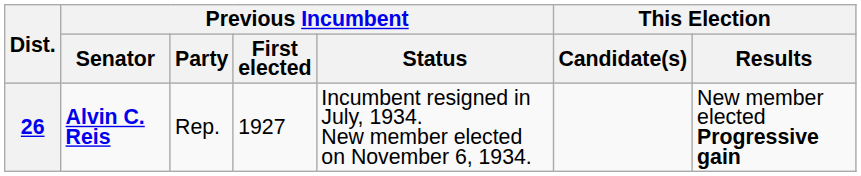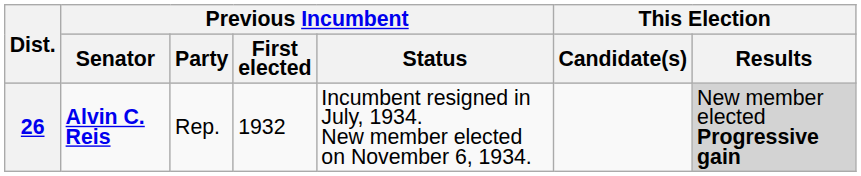(262, 127) 1927 -> (262, 127) 1932
(760, 127) no background -> (760, 127) lightgrey background
